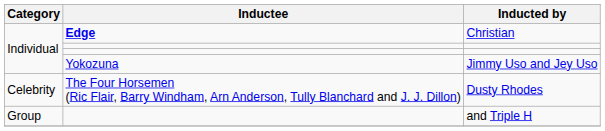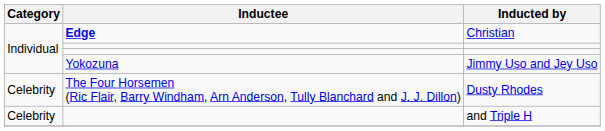(24, 116) Group -> (31, 116) Celebrity
